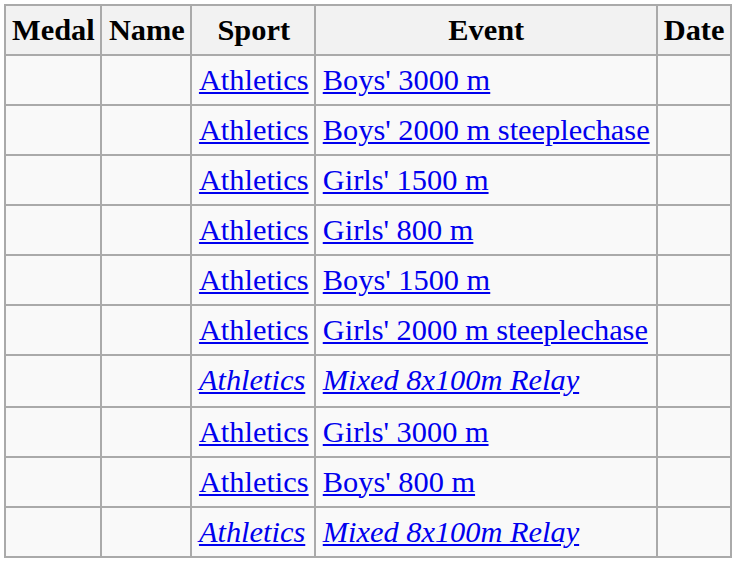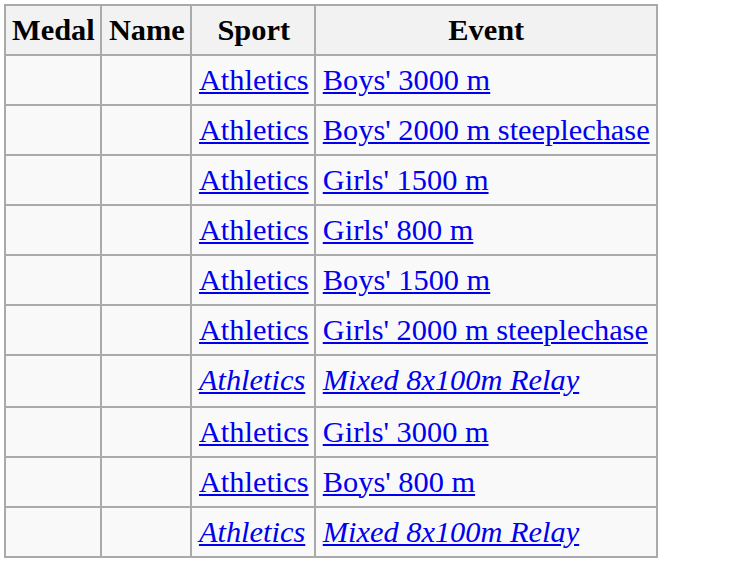- column: (694, 29)
